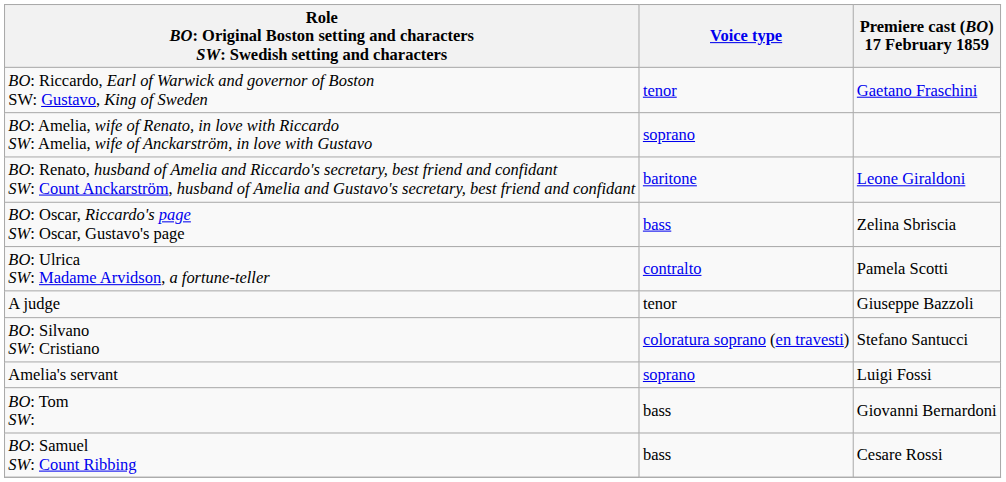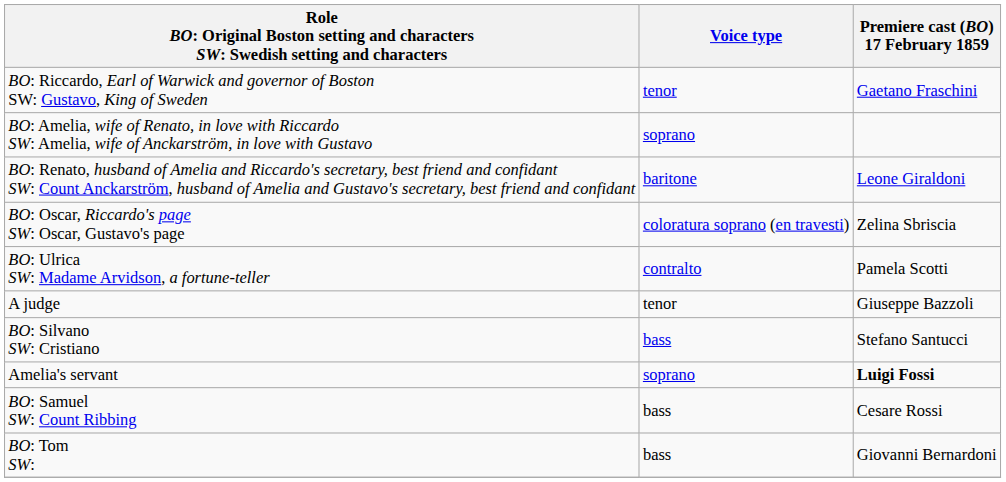(657, 224) bass -> (746, 224) coloratura soprano (en travesti)
(746, 339) coloratura soprano (en travesti) -> (657, 339) bass
(894, 374) normal -> (896, 374) bold
rows swapped: (72, 455) <-> (38, 410)
